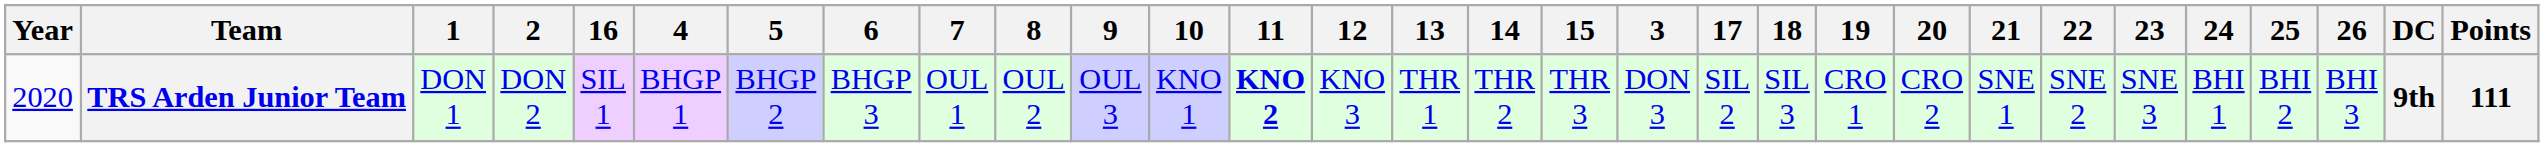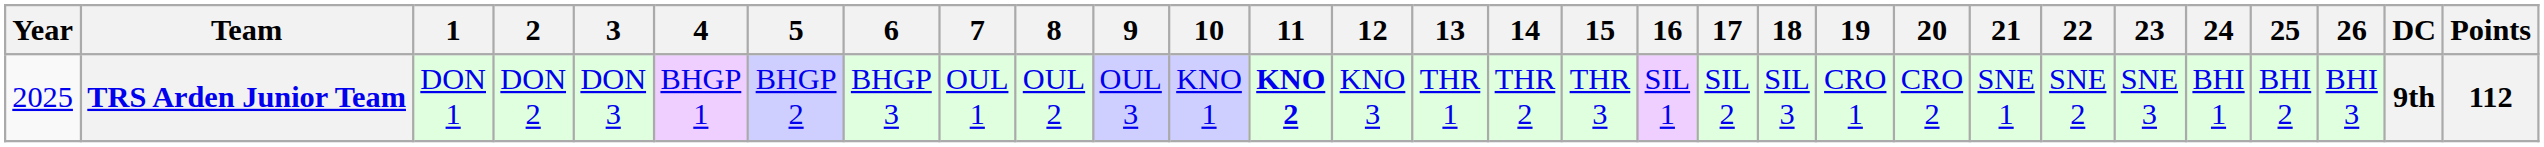columns swapped: (1657, 29) <-> (603, 29)
(43, 96) 2020 -> (43, 96) 2025
(2491, 96) 111 -> (2491, 96) 112
